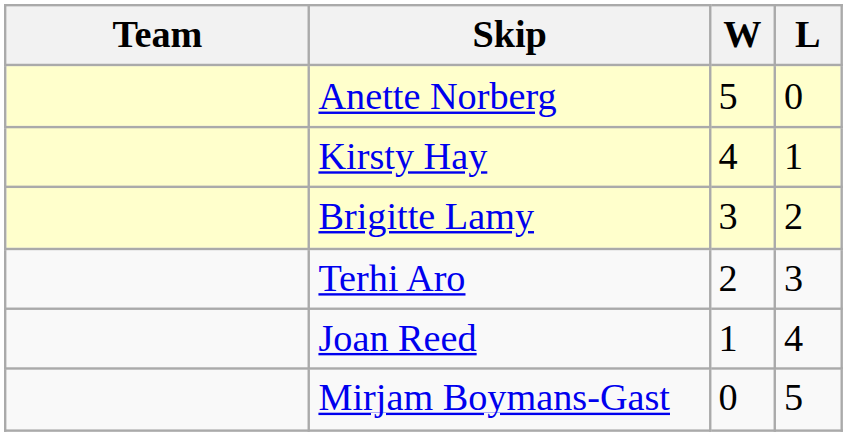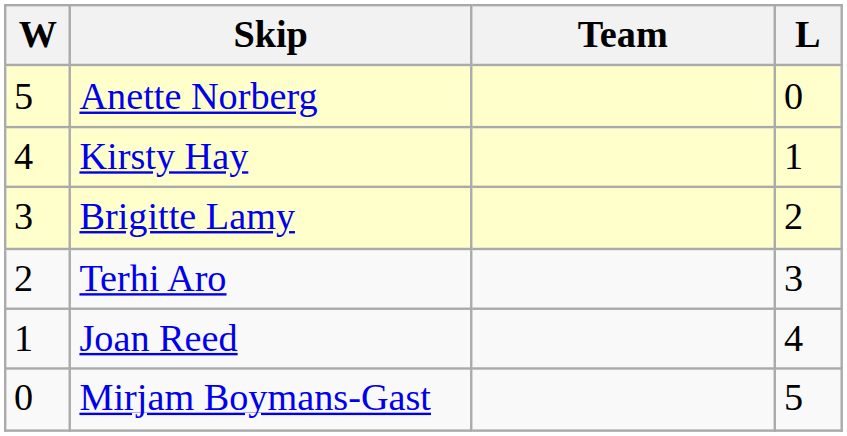columns swapped: (157, 34) <-> (742, 34)
